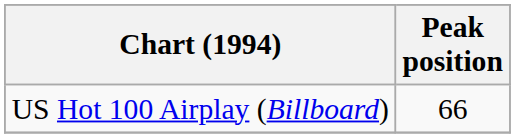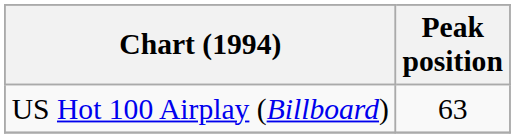(453, 108) 66 -> (453, 108) 63
